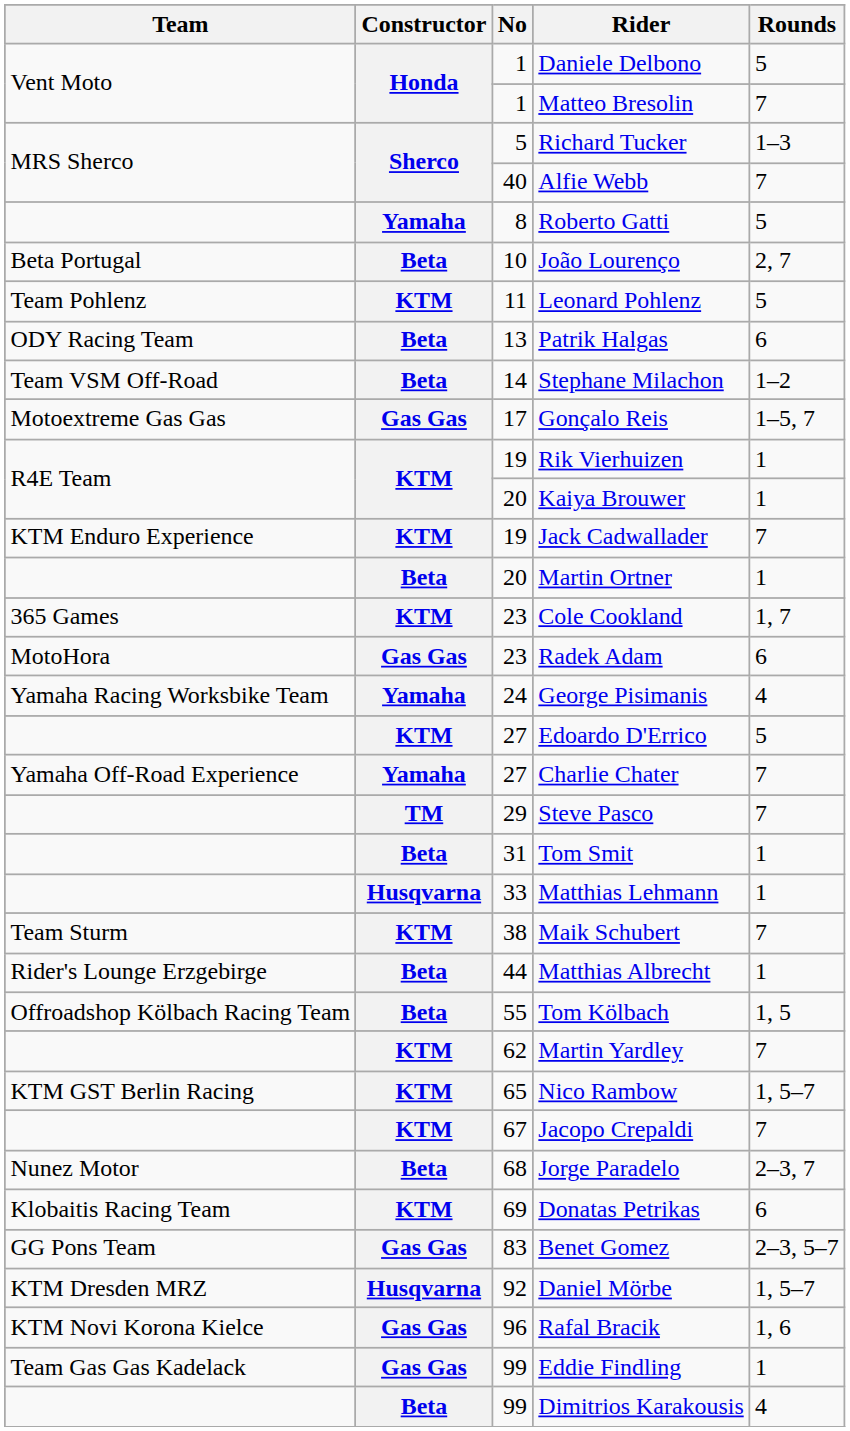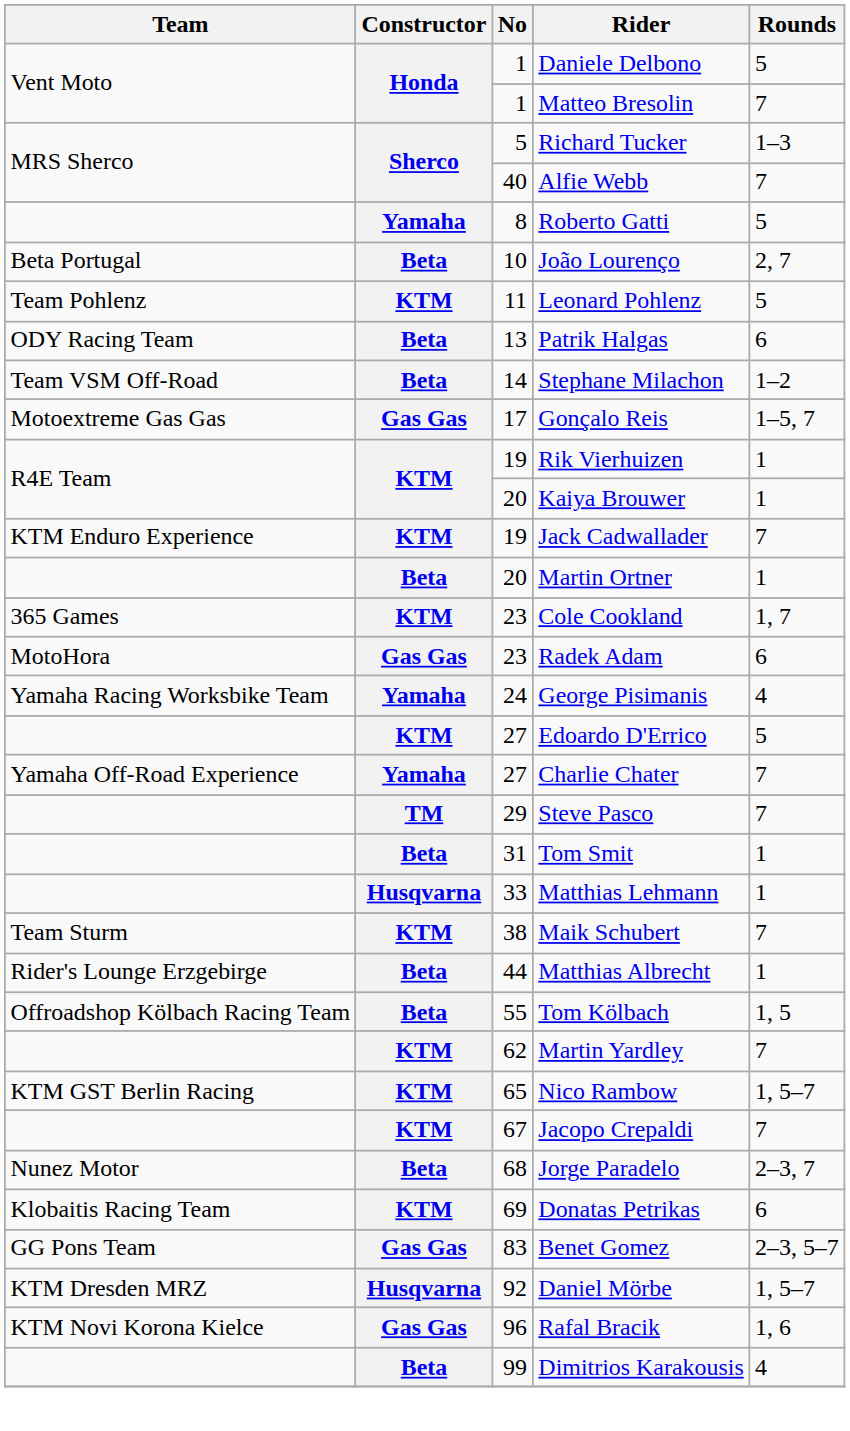- row: (610, 1366)
